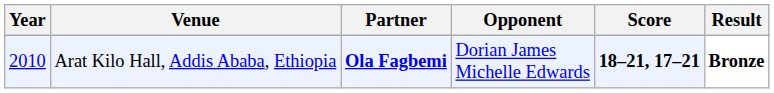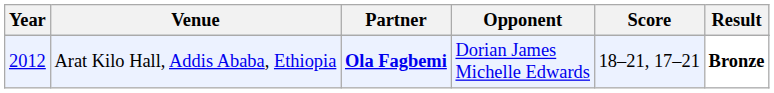(27, 61) 2010 -> (27, 61) 2012
(649, 61) bold -> (649, 61) normal
